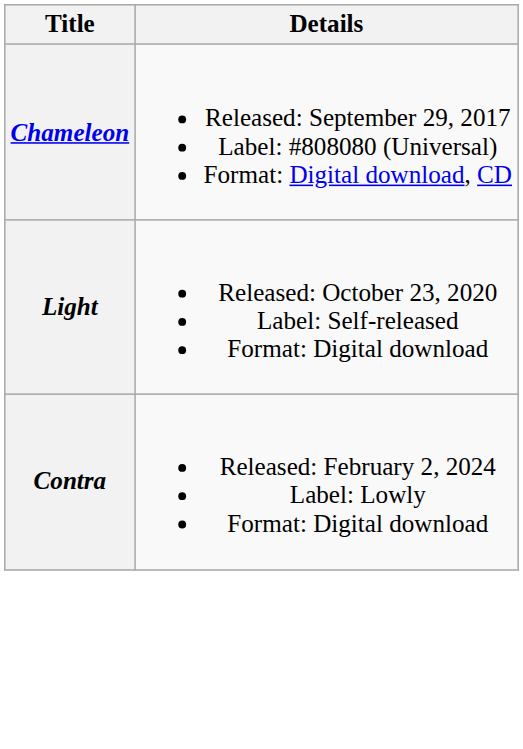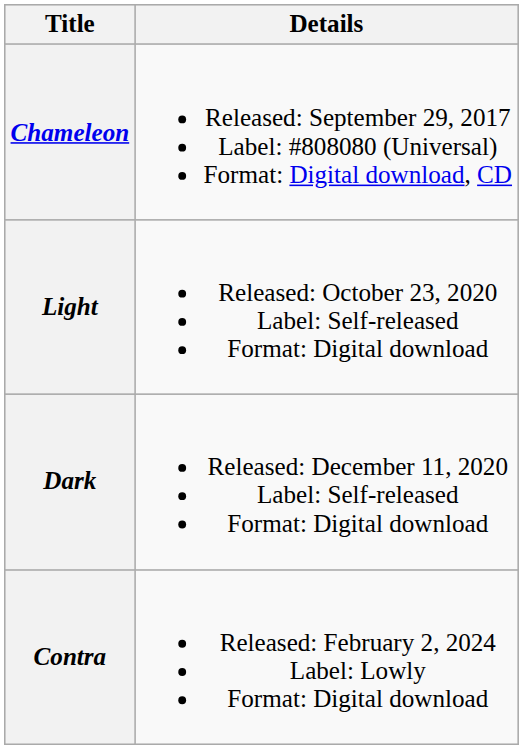+ row: (70, 481)
